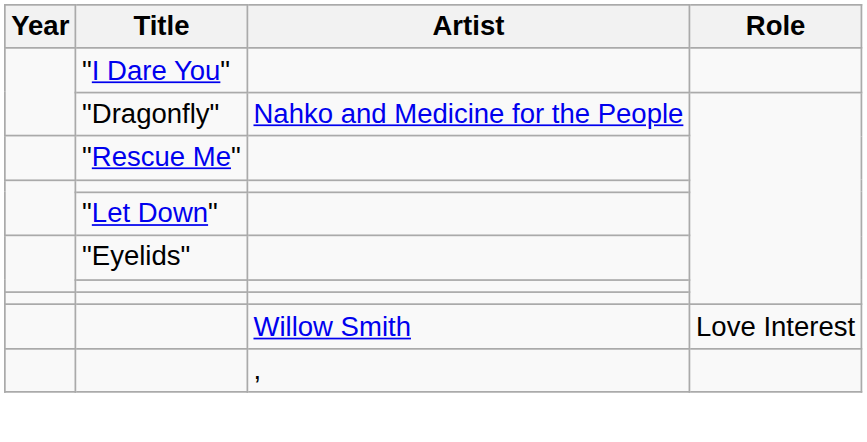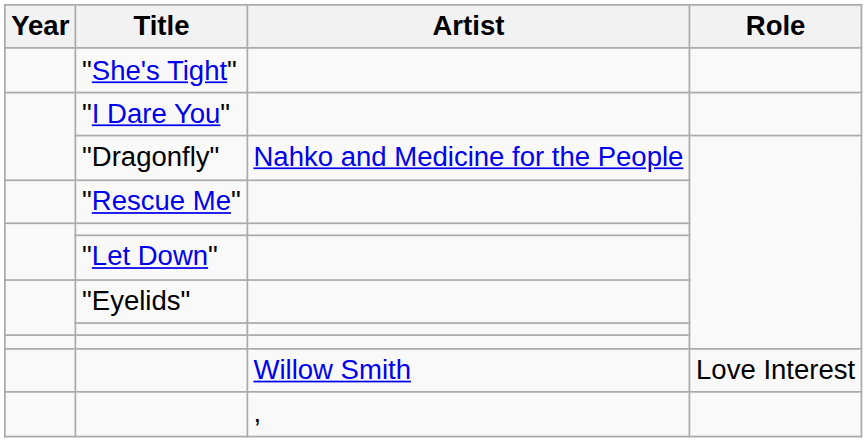+ row: (159, 69)
